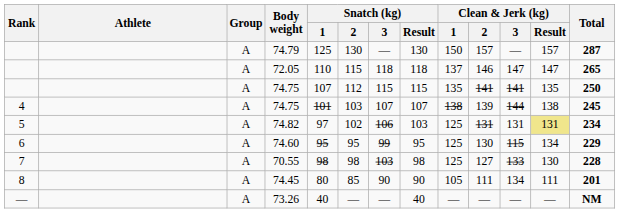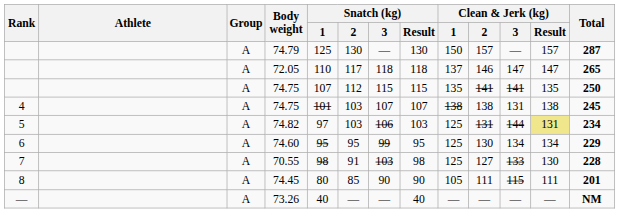(353, 69) 115 -> (353, 69) 117
(484, 106) 139 -> (484, 106) 138
(515, 106) 144 -> (515, 106) 131
(353, 124) 102 -> (353, 124) 103
(515, 124) 131 -> (515, 124) 144
(515, 143) 115 -> (515, 143) 134
(353, 161) 98 -> (353, 161) 91
(515, 180) 134 -> (515, 180) 115
